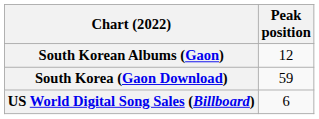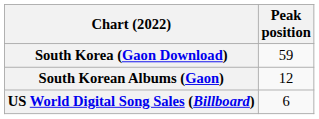rows swapped: (131, 78) <-> (131, 55)
